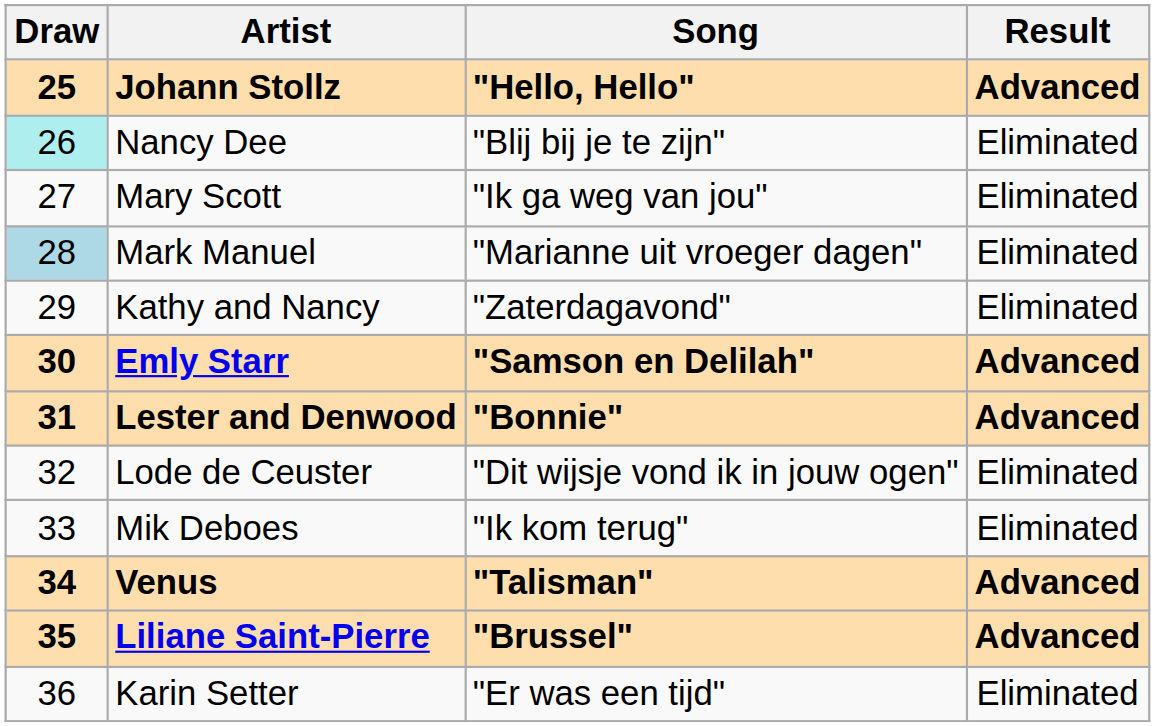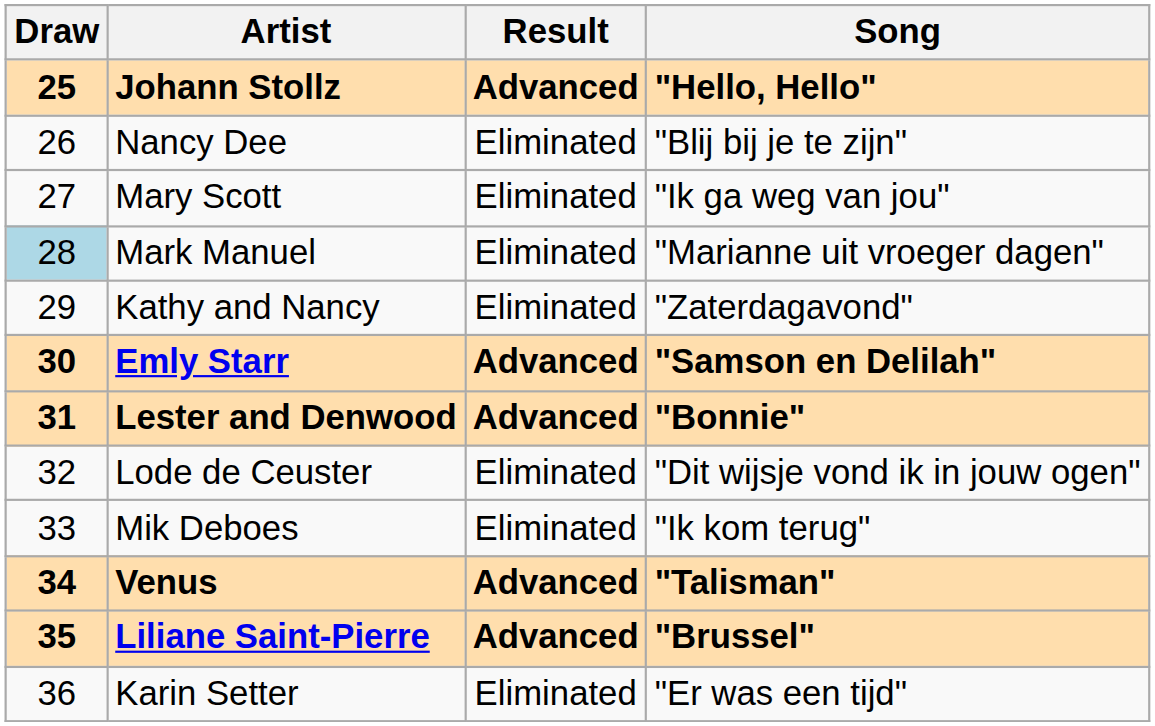columns swapped: (716, 32) <-> (1058, 32)
(57, 142) paleturquoise background -> (57, 142) no background
